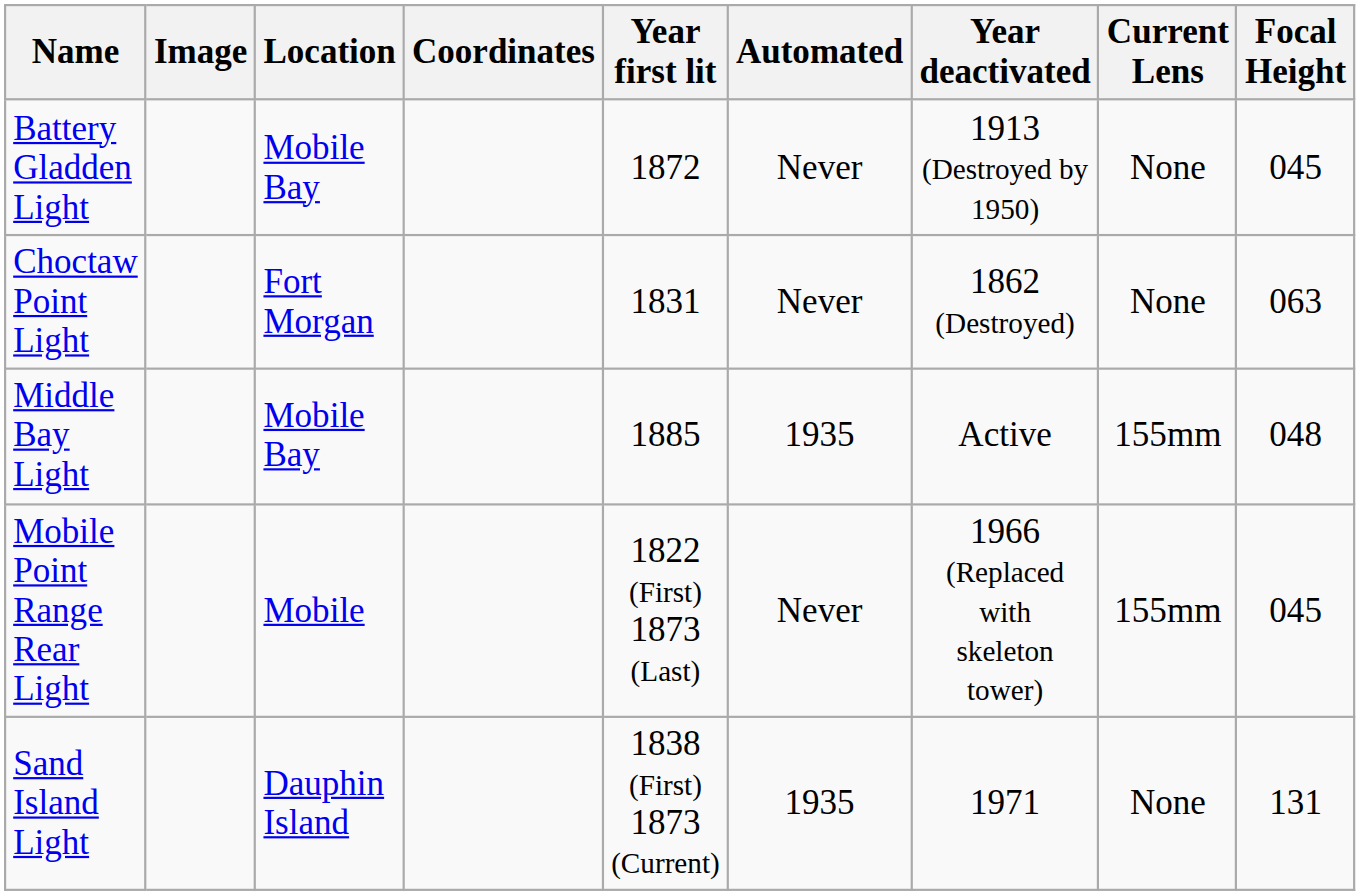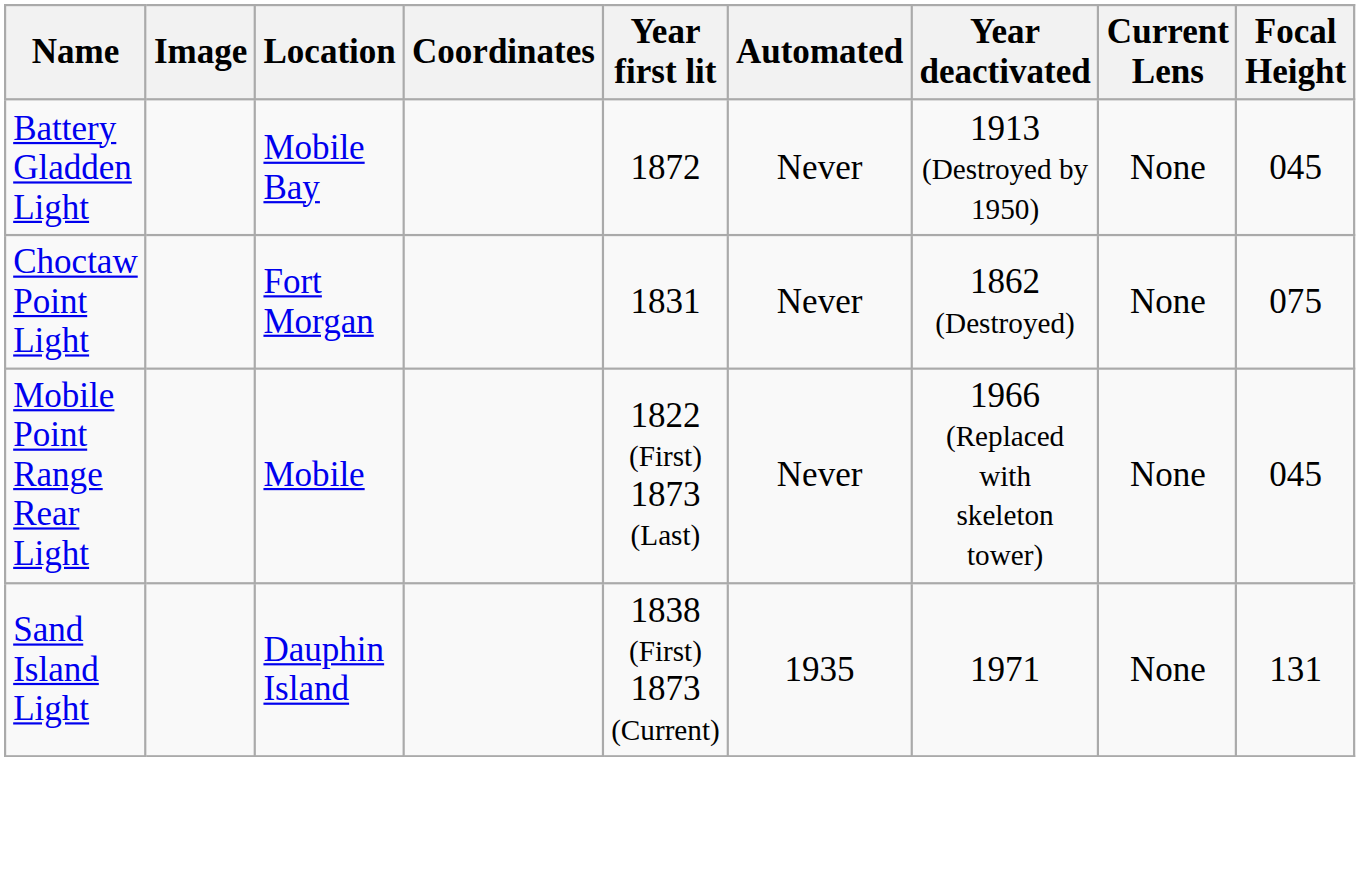(1296, 301) 063 -> (1296, 301) 075
- row: (64, 435)
(1168, 609) 155mm -> (1168, 474) None
